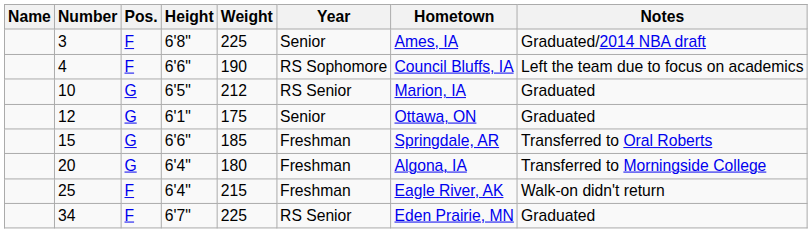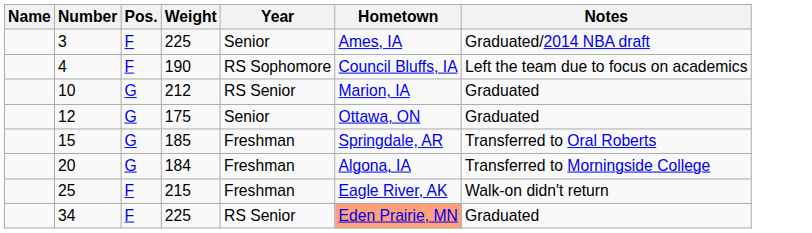- column: (189, 16)
(234, 166) 180 -> (178, 166) 184
(454, 215) no background -> (398, 215) lightsalmon background
